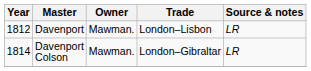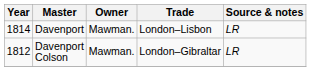(19, 29) 1812 -> (19, 29) 1814
(19, 52) 1814 -> (19, 52) 1812
